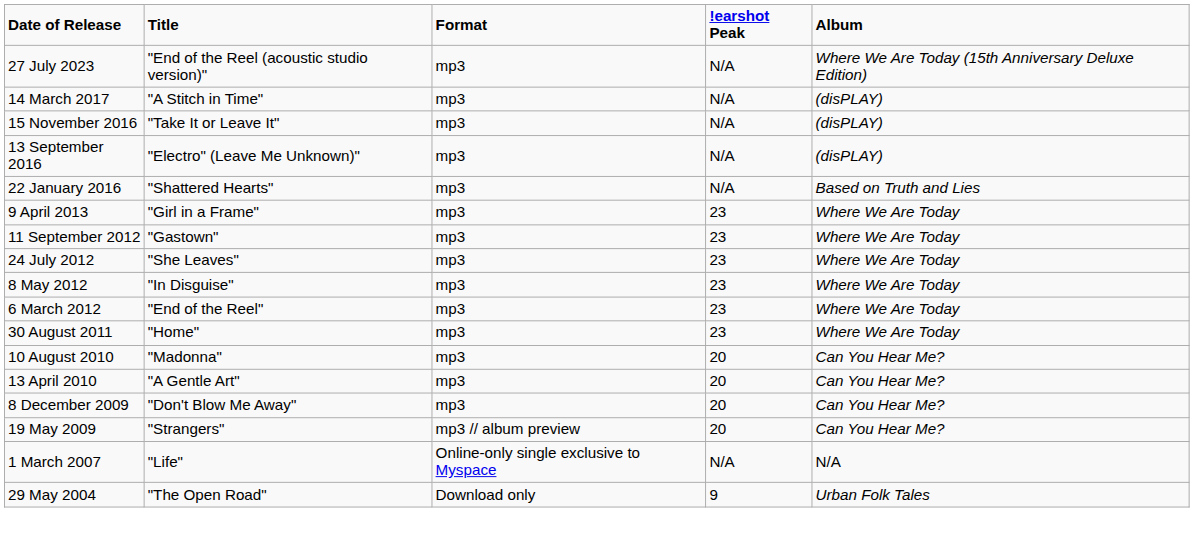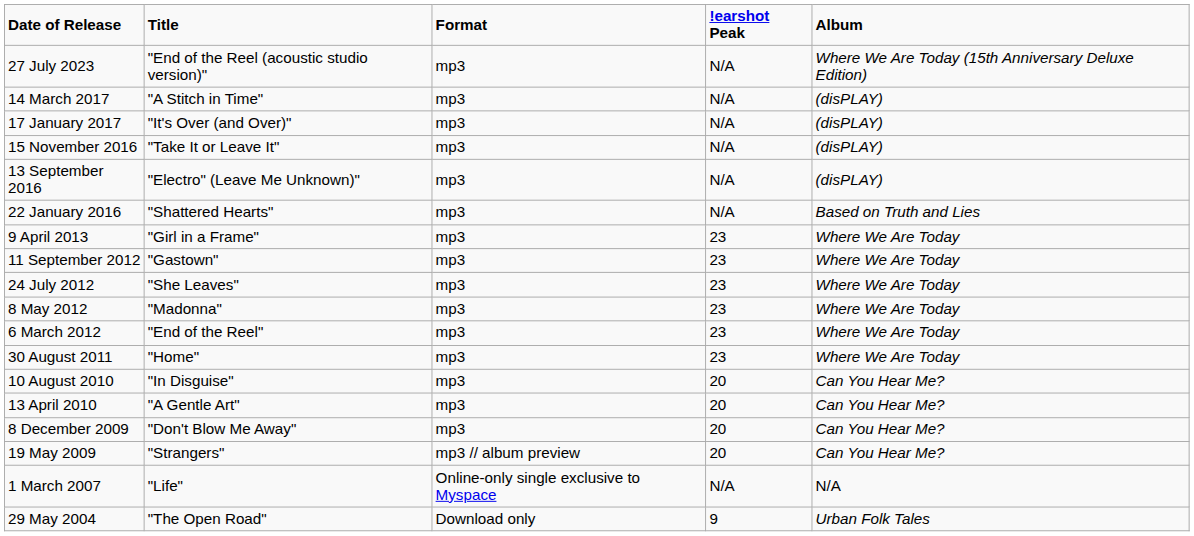+ row: (65, 123)
(191, 284) "In Disguise" -> (185, 308) "Madonna"
(185, 357) "Madonna" -> (191, 381) "In Disguise"
